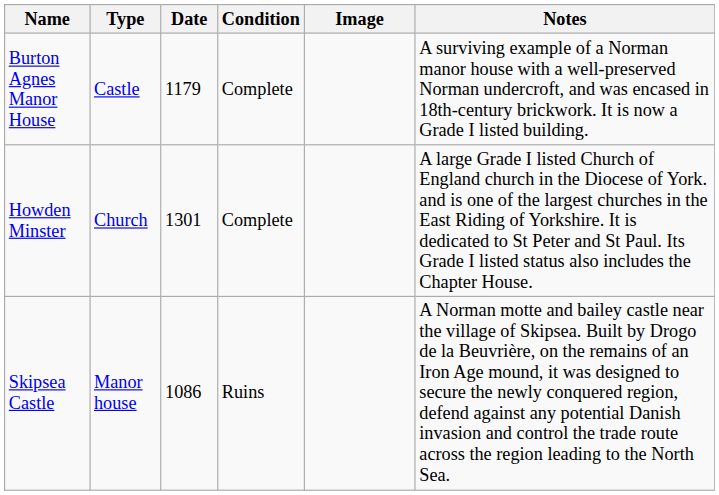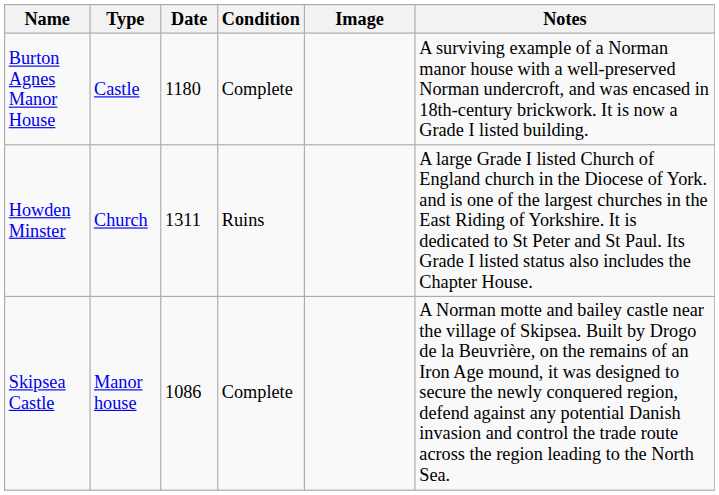(183, 88) 1179 -> (183, 88) 1180
(183, 220) 1301 -> (183, 220) 1311
(257, 220) Complete -> (243, 220) Ruins
(243, 393) Ruins -> (257, 393) Complete
